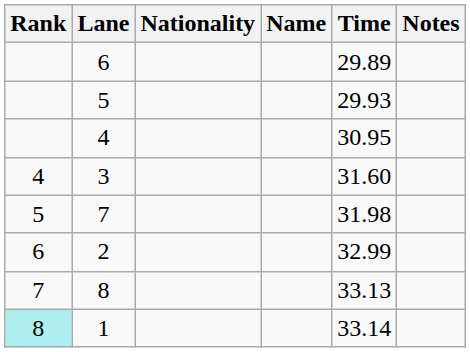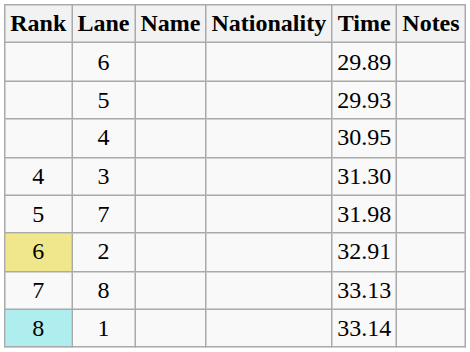columns swapped: (296, 23) <-> (198, 23)
(364, 175) 31.60 -> (364, 175) 31.30
(38, 251) no background -> (38, 251) khaki background
(364, 251) 32.99 -> (364, 251) 32.91
